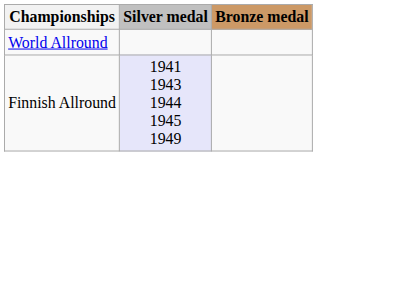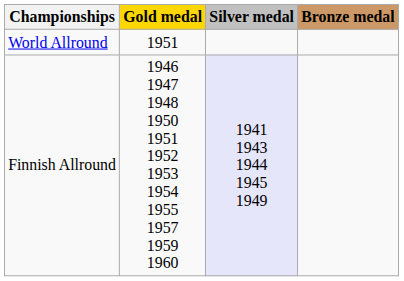+ column: (163, 17)
